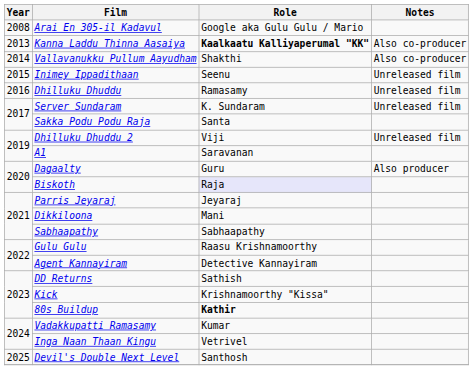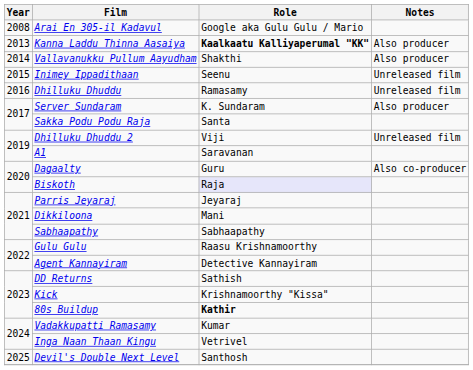(420, 44) Also co-producer -> (411, 44) Also producer
(420, 59) Also co-producer -> (411, 59) Also producer
(417, 106) Unreleased film -> (411, 106) Also producer
(411, 169) Also producer -> (420, 169) Also co-producer
